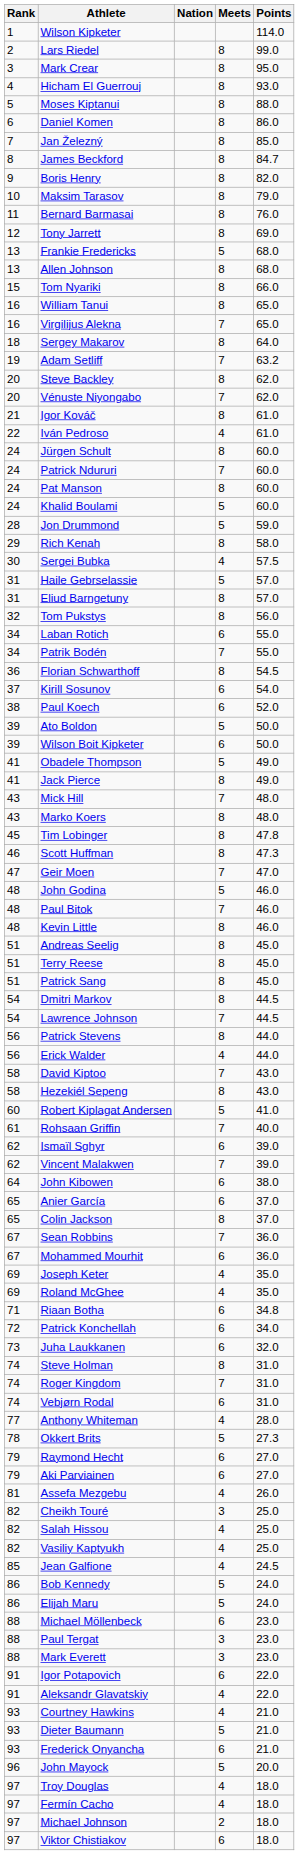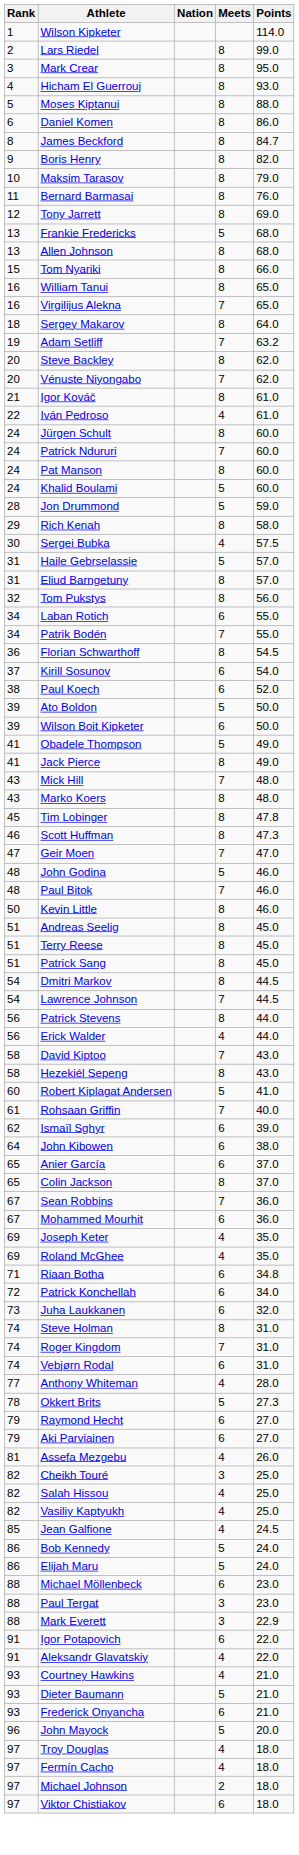- row: (72, 141)
(13, 927) 48 -> (13, 908) 50
- row: (87, 1164)
(267, 1657) 23.0 -> (267, 1621) 22.9
